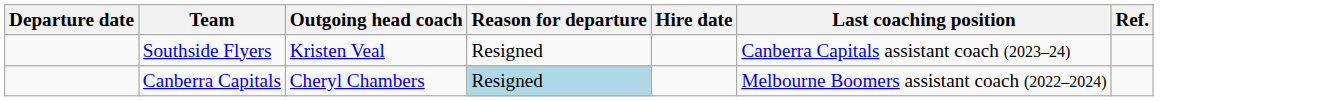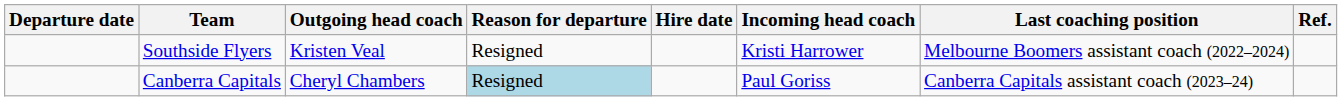+ column: (828, 19)
(906, 50) Canberra Capitals assistant coach (2023–24) -> (1107, 50) Melbourne Boomers assistant coach (2022–2024)
(924, 80) Melbourne Boomers assistant coach (2022–2024) -> (1089, 80) Canberra Capitals assistant coach (2023–24)
